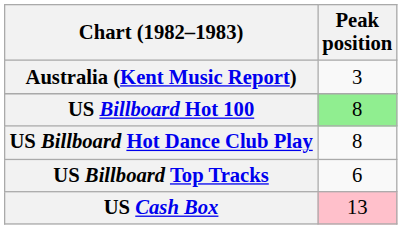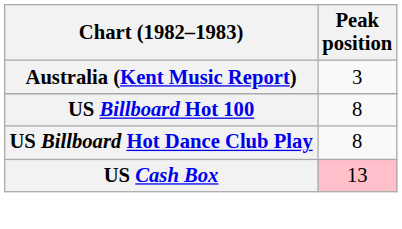(357, 109) lightgreen background -> (357, 109) no background
- row: (161, 175)
